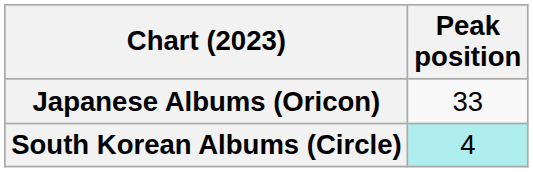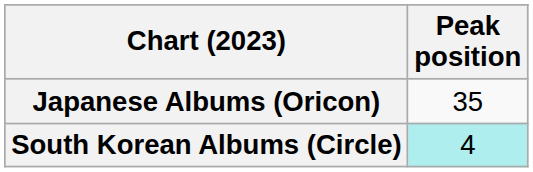(468, 100) 33 -> (468, 100) 35
